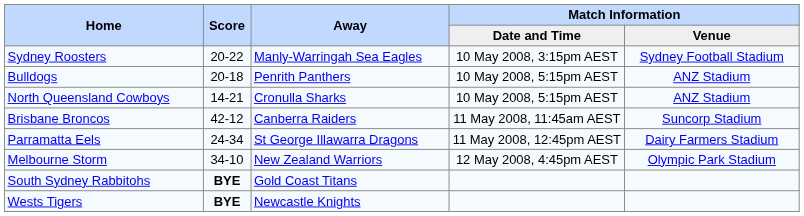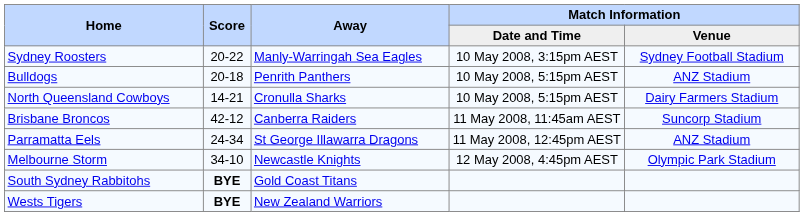(712, 98) ANZ Stadium -> (712, 98) Dairy Farmers Stadium
(712, 139) Dairy Farmers Stadium -> (712, 139) ANZ Stadium
(318, 160) New Zealand Warriors -> (307, 160) Newcastle Knights
(307, 201) Newcastle Knights -> (318, 201) New Zealand Warriors
